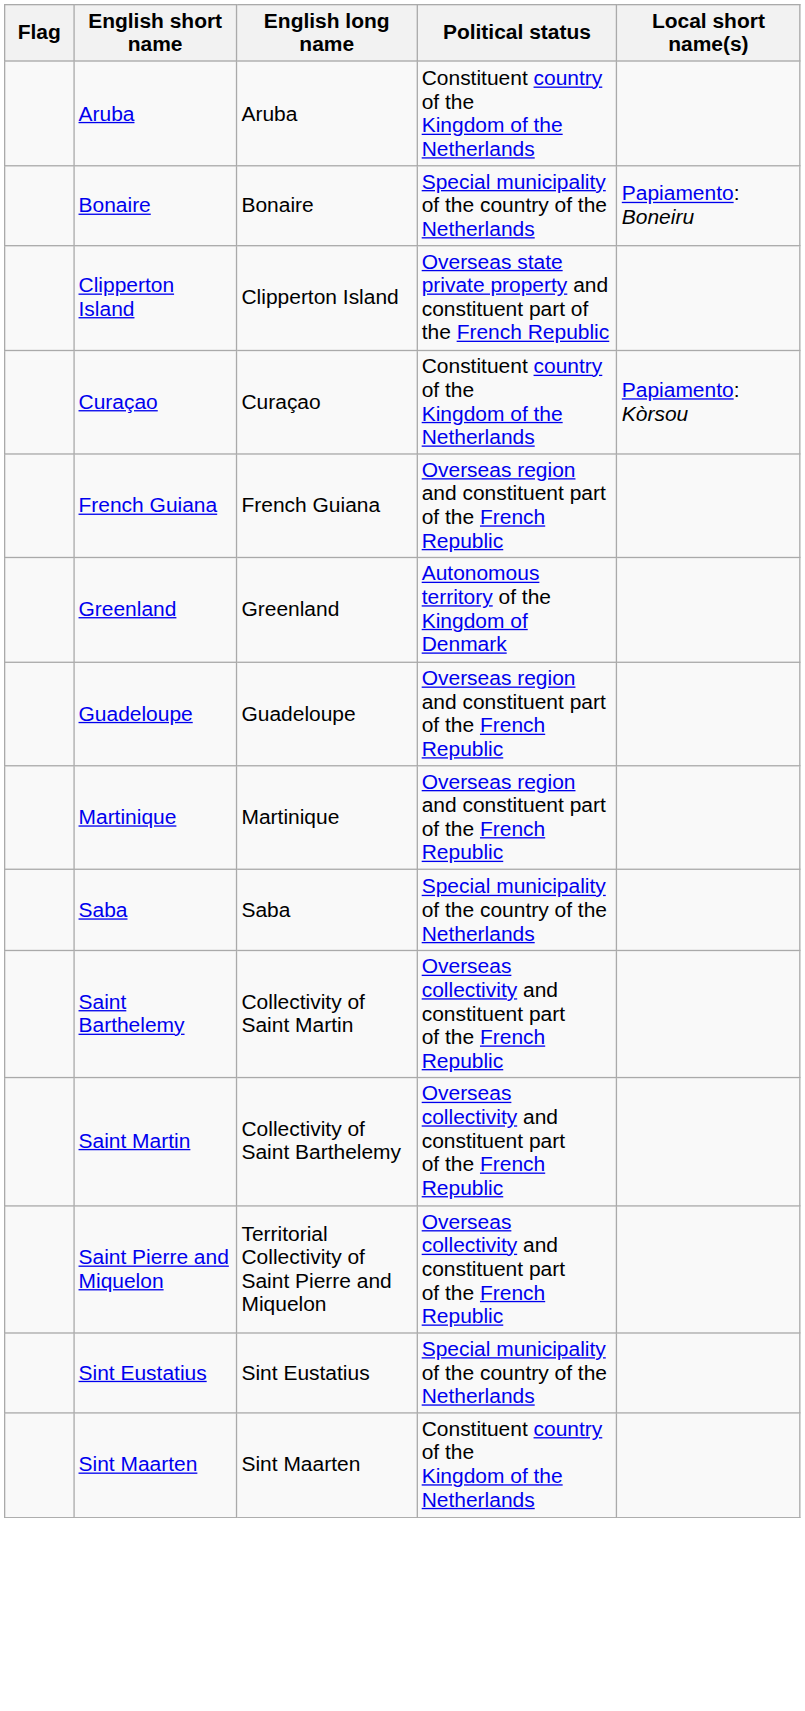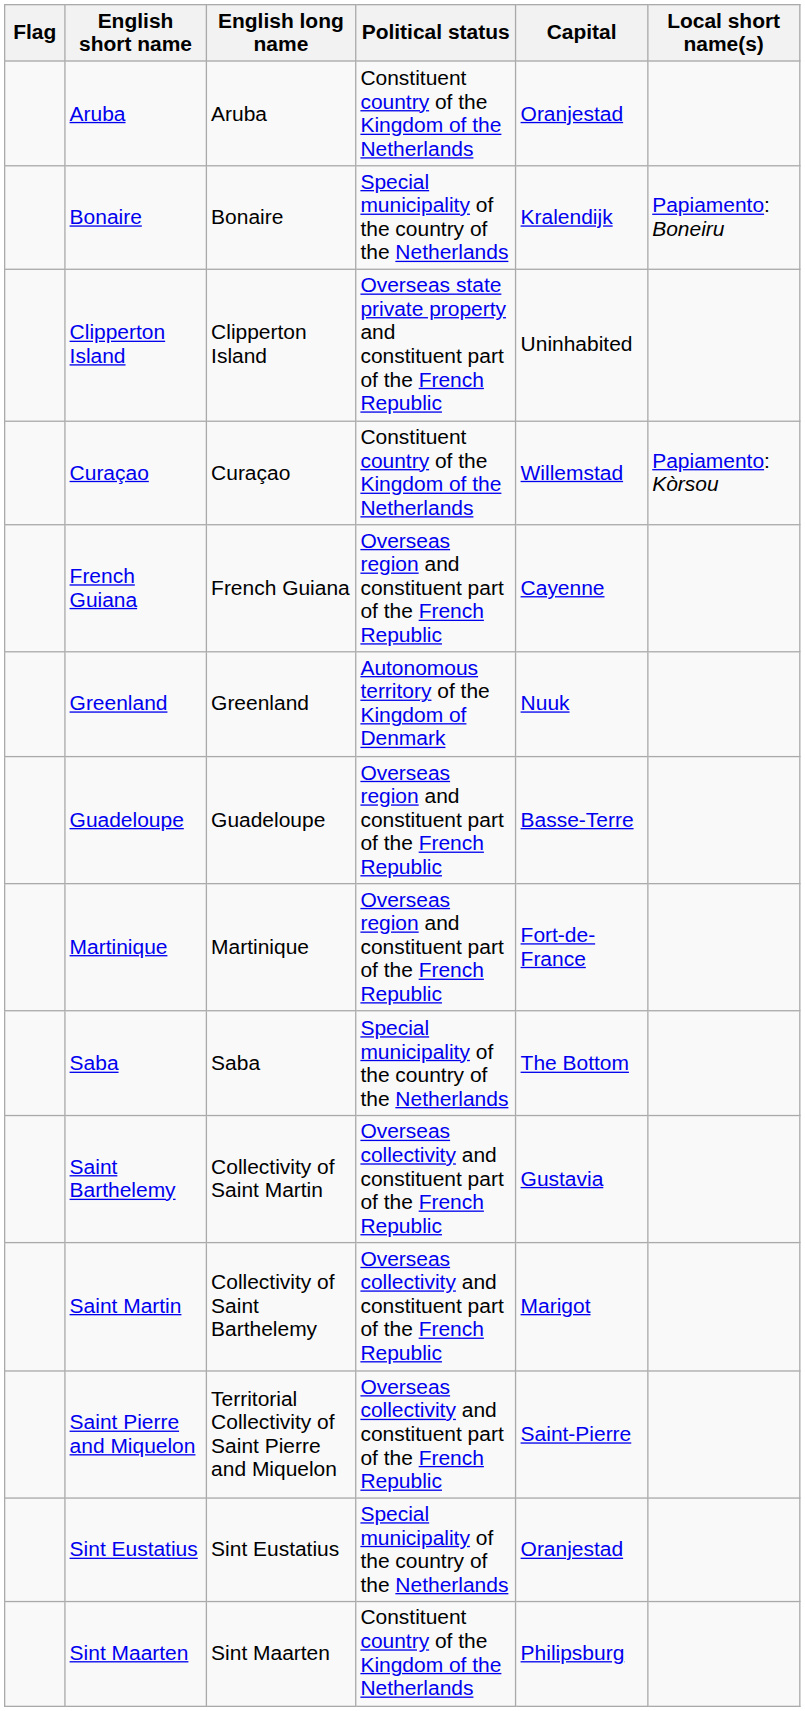+ column: (582, 32)
